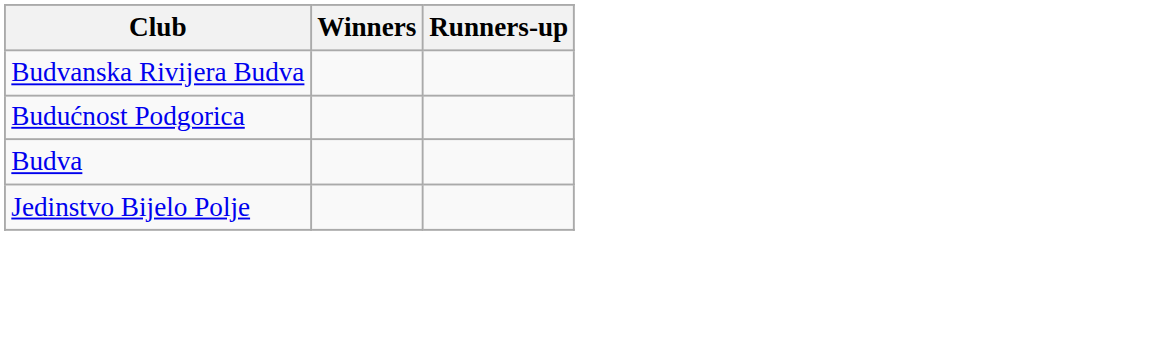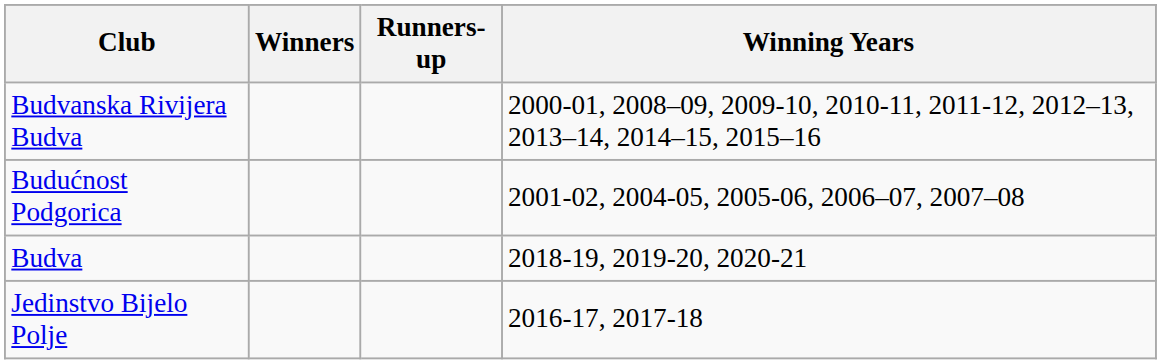+ column: (828, 43)
